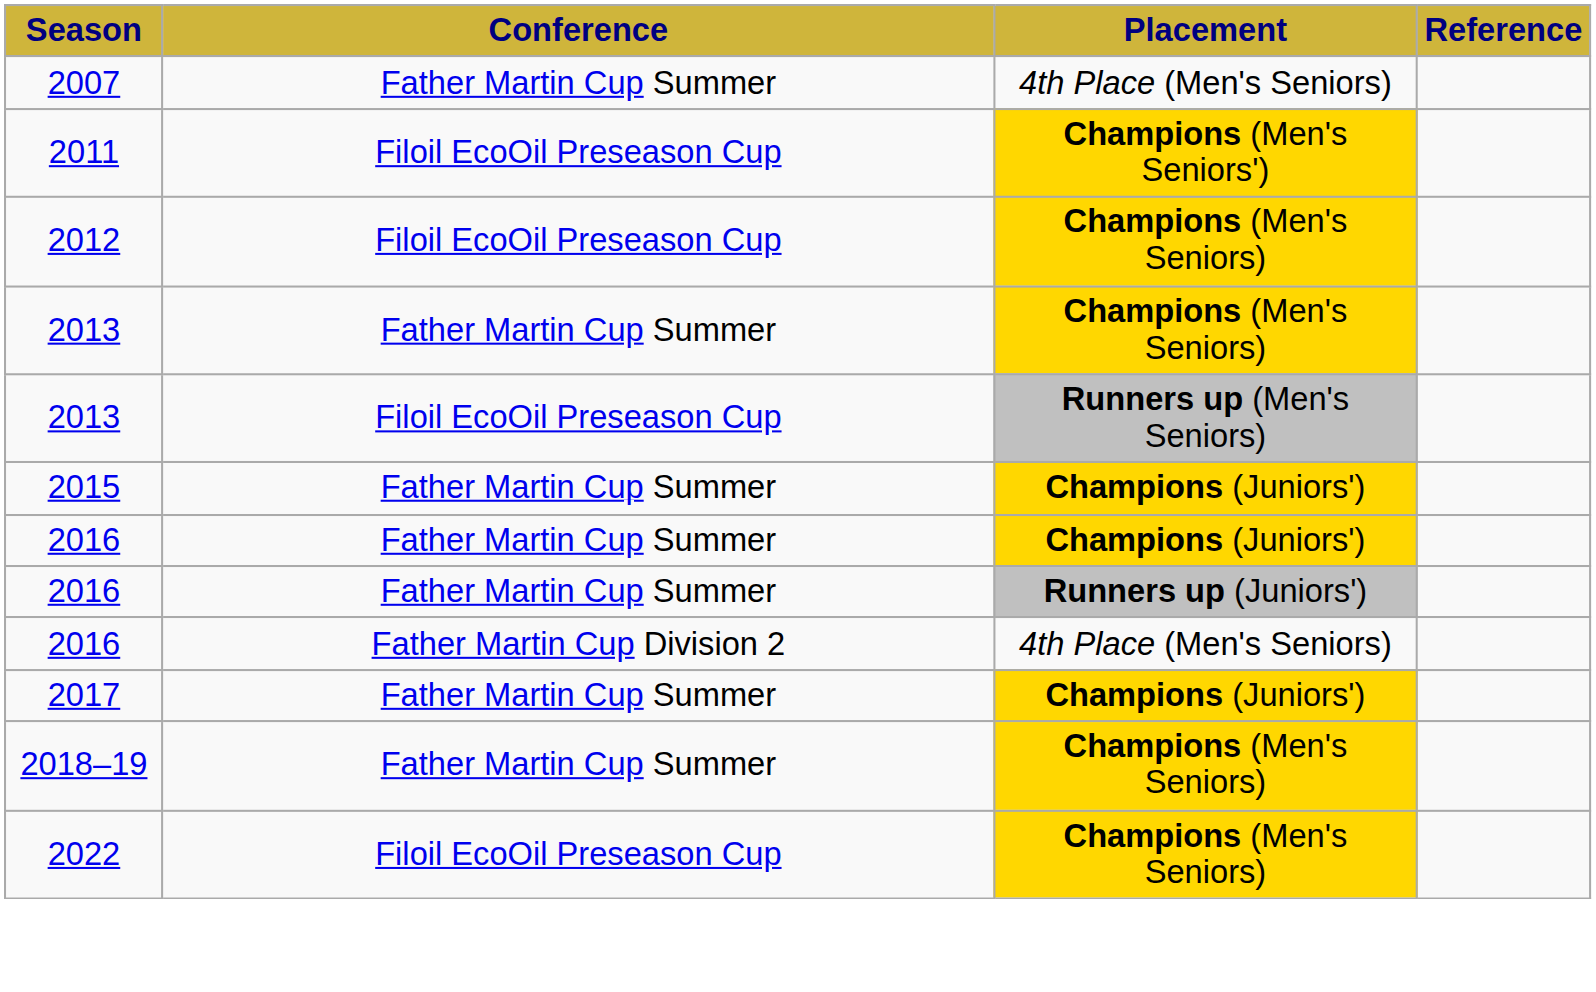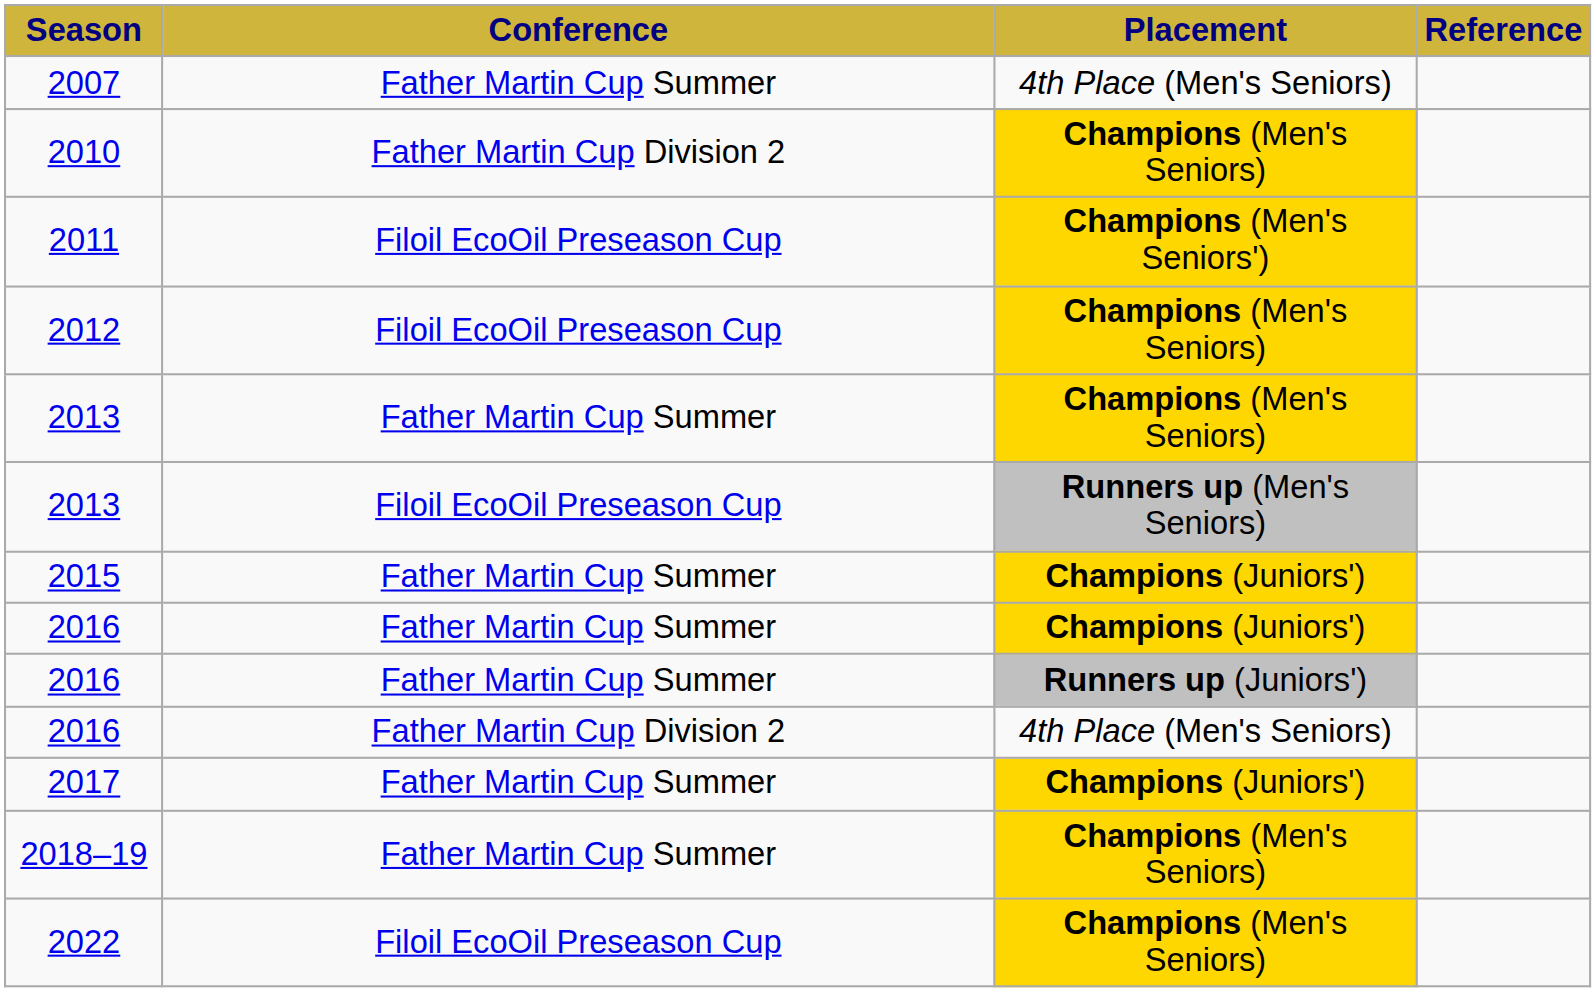+ row: (84, 152)
